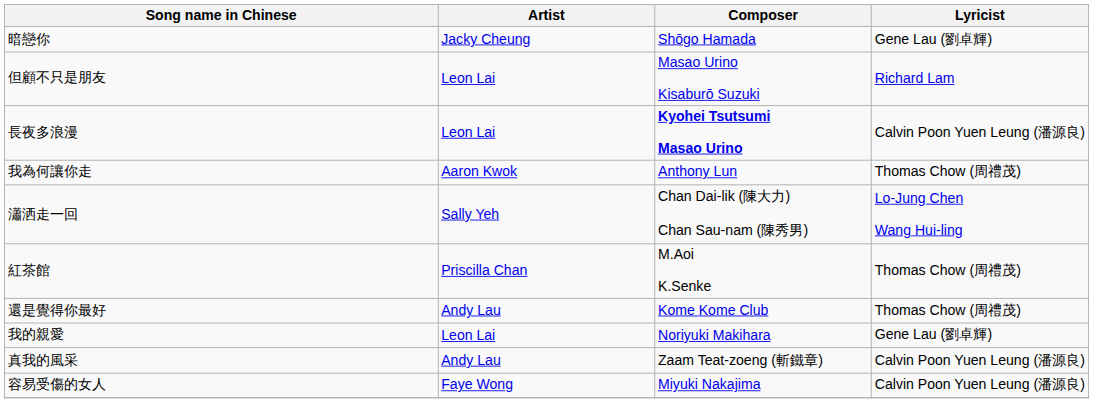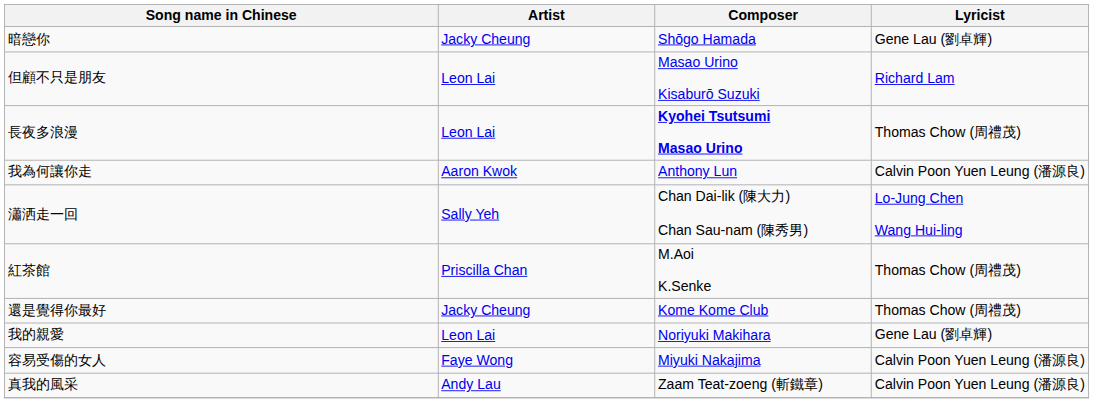(980, 132) Calvin Poon Yuen Leung (潘源良) -> (948, 132) Thomas Chow (周禮茂)
(948, 171) Thomas Chow (周禮茂) -> (980, 171) Calvin Poon Yuen Leung (潘源良)
(471, 310) Andy Lau -> (486, 310) Jacky Cheung
rows swapped: (57, 385) <-> (43, 360)
